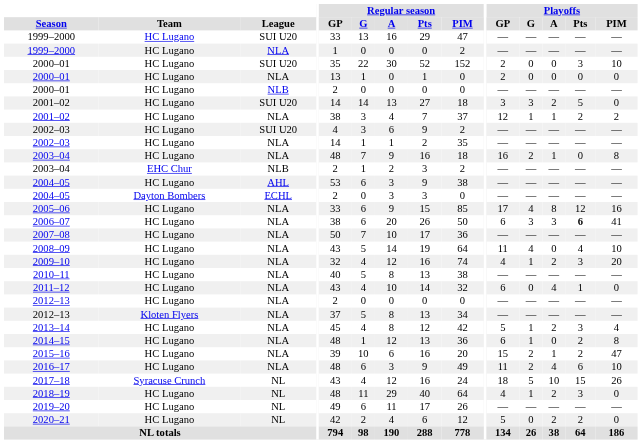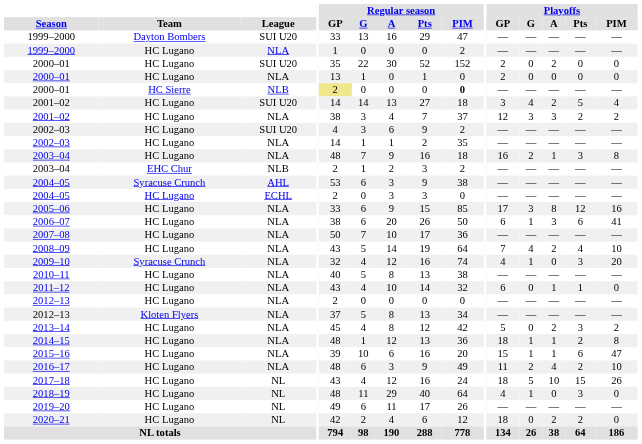(169, 37) HC Lugano -> (169, 37) Dayton Bombers
(554, 63) 0 -> (554, 63) 2
(580, 63) 3 -> (580, 63) 0
(616, 63) 10 -> (616, 63) 0
(169, 89) HC Lugano -> (169, 89) HC Sierre
(335, 89) no background -> (335, 89) khaki background
(462, 89) normal -> (462, 89) bold
(531, 103) 3 -> (531, 103) 4
(616, 103) 0 -> (616, 103) 4
(531, 116) 1 -> (531, 116) 3
(554, 116) 1 -> (554, 116) 3
(580, 155) 0 -> (580, 155) 3
(169, 182) HC Lugano -> (169, 182) Syracuse Crunch
(169, 195) Dayton Bombers -> (169, 195) HC Lugano
(531, 208) 4 -> (531, 208) 3
(531, 221) 3 -> (531, 221) 1
(580, 221) bold -> (580, 221) normal
(503, 248) 11 -> (503, 248) 7
(554, 248) 0 -> (554, 248) 2
(169, 261) HC Lugano -> (169, 261) Syracuse Crunch
(554, 261) 2 -> (554, 261) 0
(554, 287) 4 -> (554, 287) 1
(531, 327) 1 -> (531, 327) 0
(616, 327) 4 -> (616, 327) 2
(503, 340) 6 -> (503, 340) 18
(554, 340) 0 -> (554, 340) 1
(531, 353) 2 -> (531, 353) 1
(580, 353) 2 -> (580, 353) 6
(580, 367) 6 -> (580, 367) 2
(169, 380) Syracuse Crunch -> (169, 380) HC Lugano
(554, 393) 2 -> (554, 393) 0
(503, 419) 5 -> (503, 419) 18
